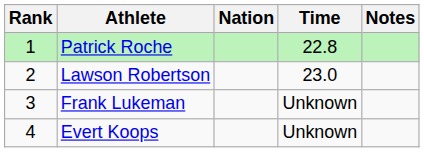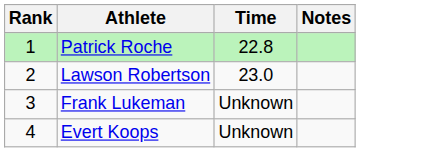- column: (246, 18)
